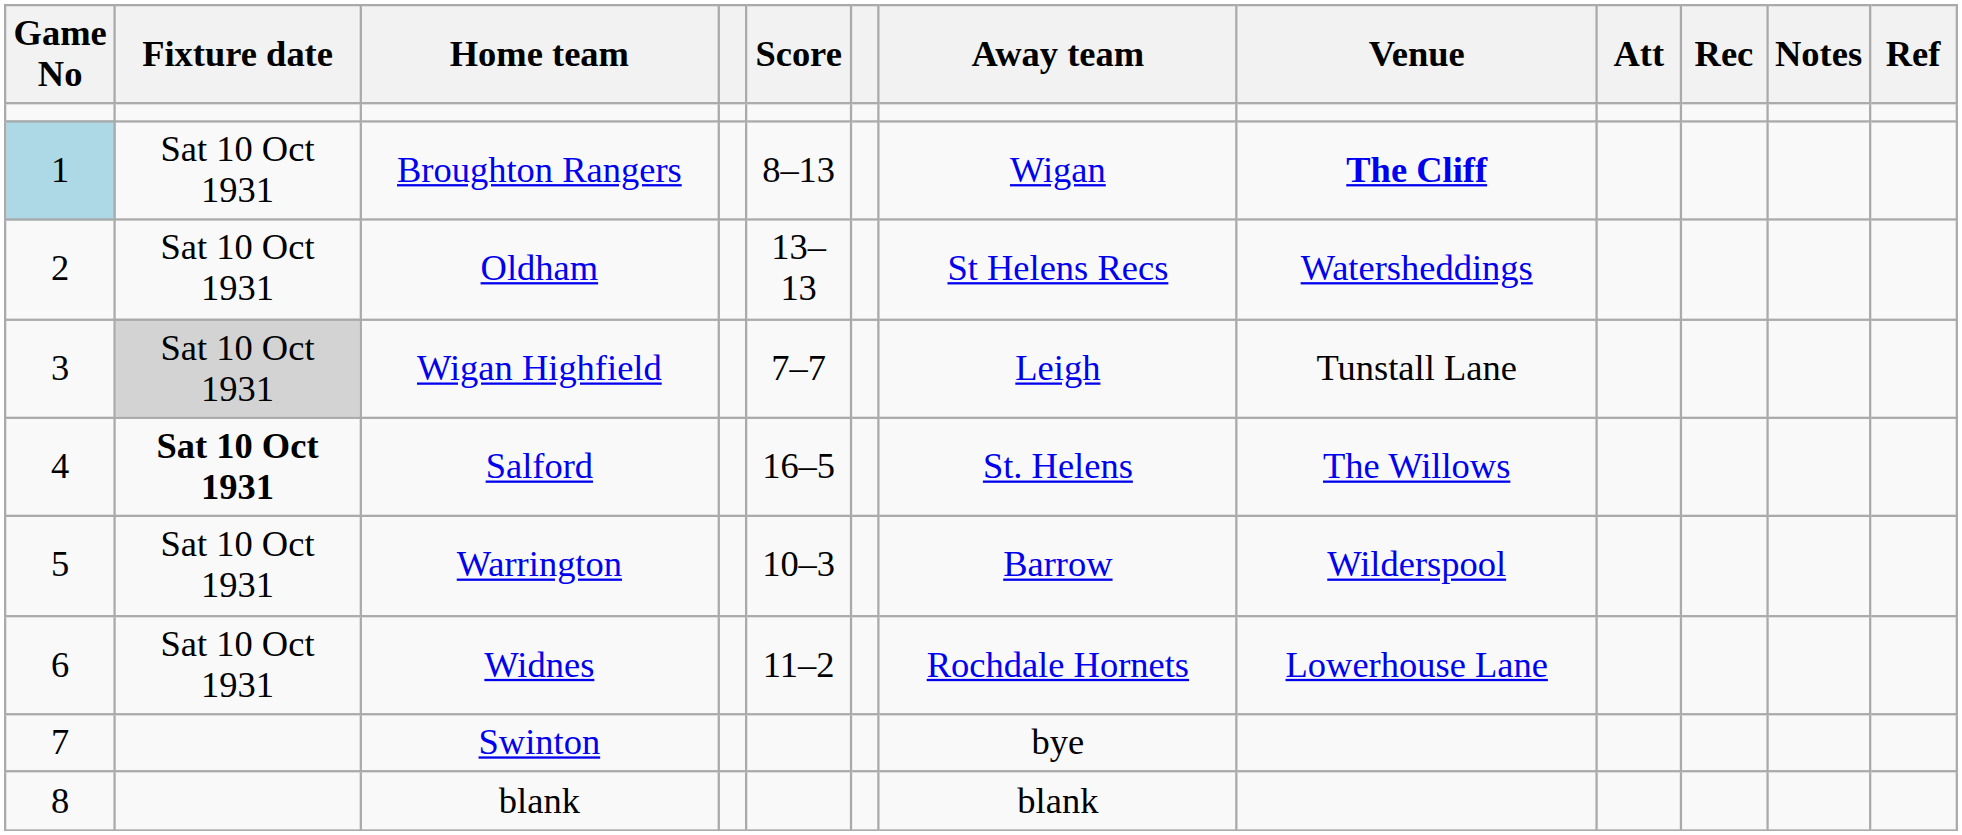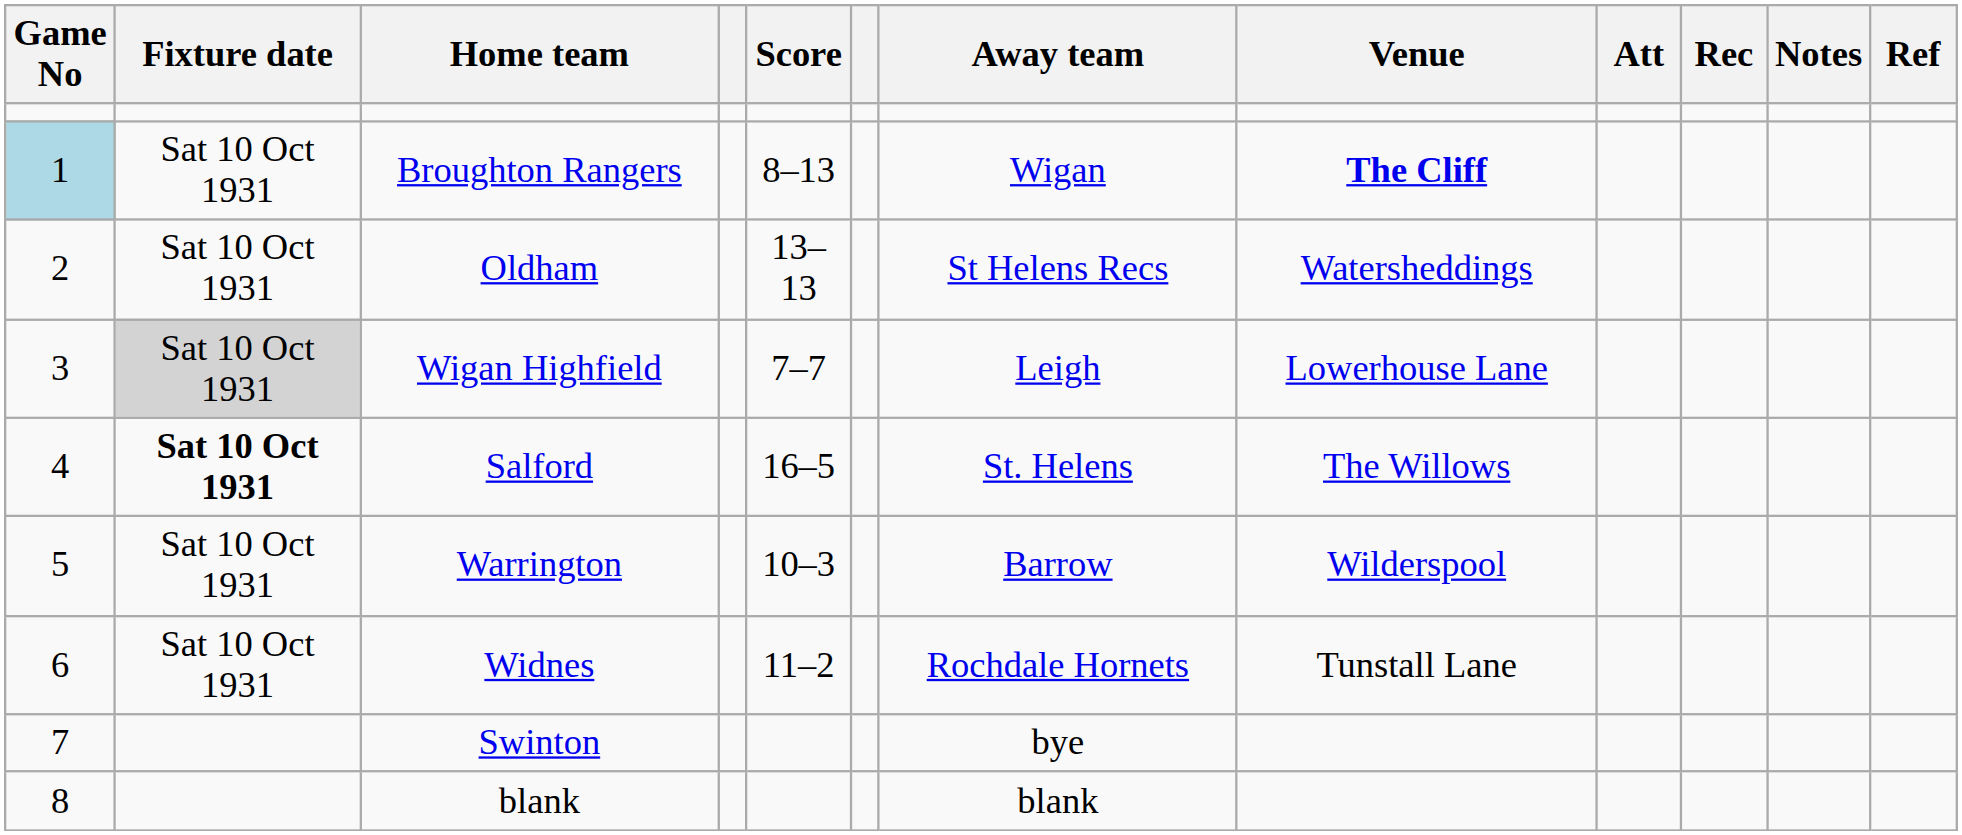(1417, 367) Tunstall Lane -> (1417, 367) Lowerhouse Lane
(1417, 664) Lowerhouse Lane -> (1417, 664) Tunstall Lane
